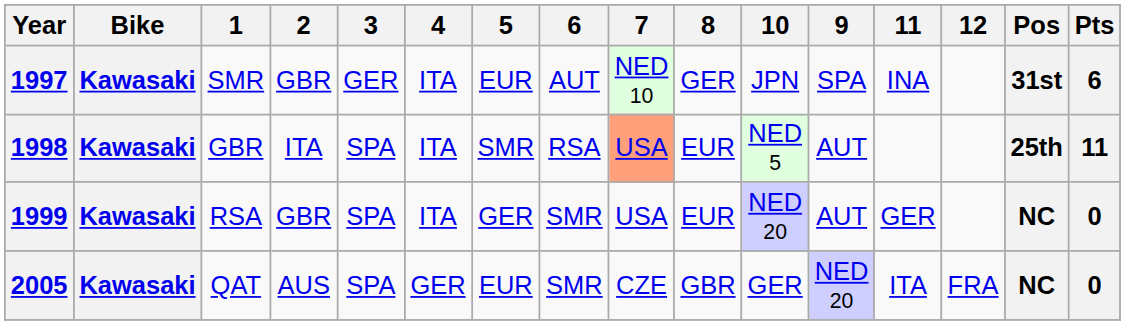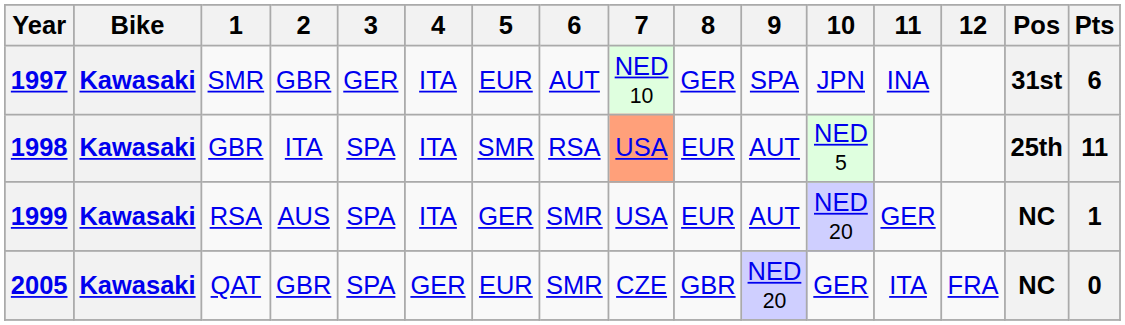columns swapped: (842, 25) <-> (775, 25)
(304, 217) GBR -> (304, 217) AUS
(1095, 217) 0 -> (1095, 217) 1
(304, 286) AUS -> (304, 286) GBR
